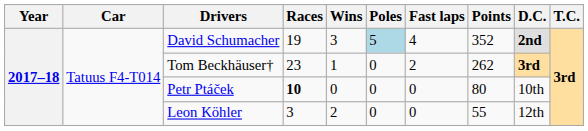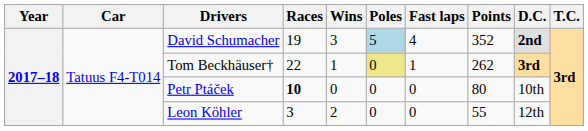(294, 64) 23 -> (294, 64) 22
(373, 64) no background -> (373, 64) khaki background
(413, 64) 2 -> (413, 64) 1
